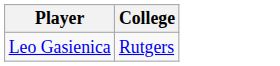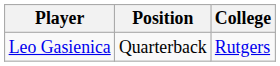+ column: (163, 18)
